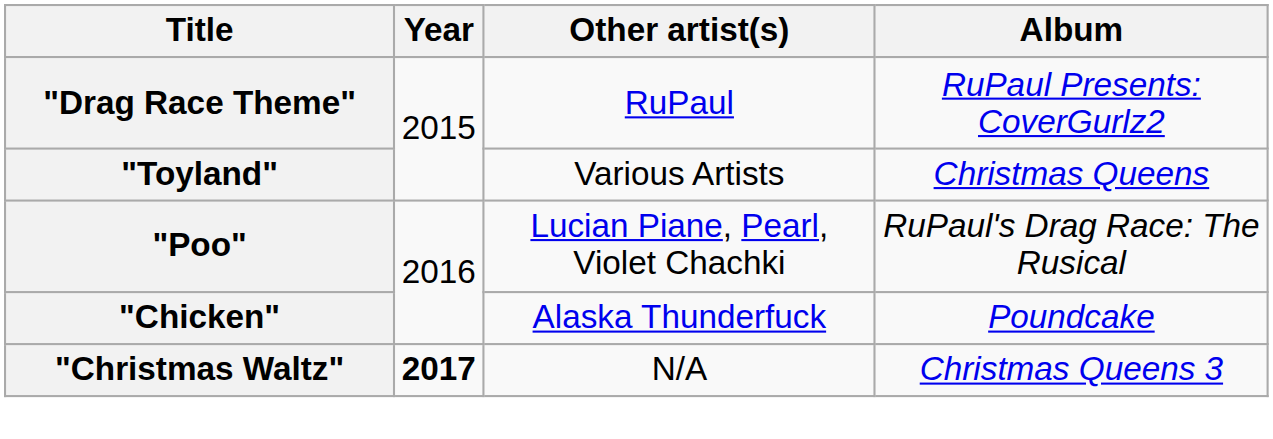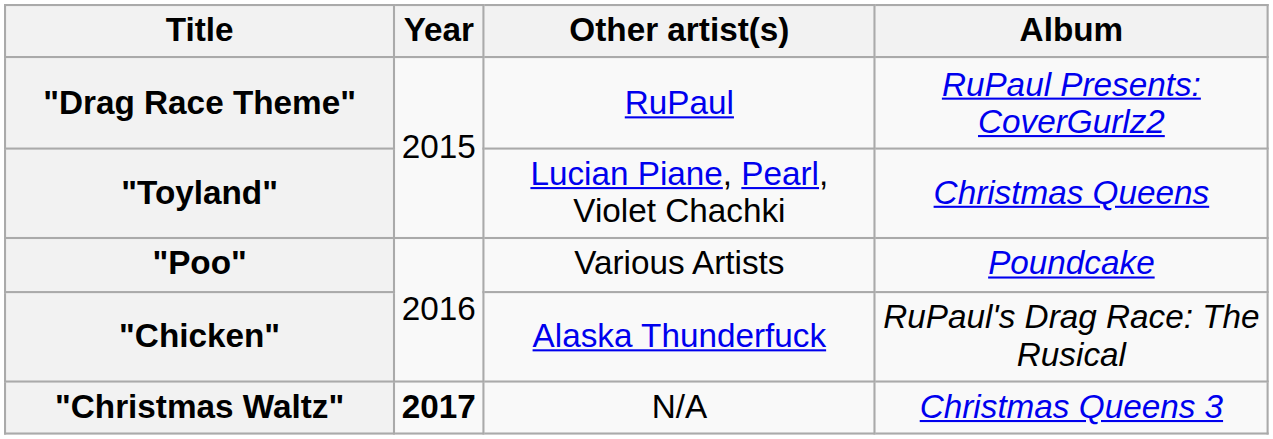(679, 173) Various Artists -> (679, 192) Lucian Piane, Pearl, Violet Chachki
(679, 245) Lucian Piane, Pearl, Violet Chachki -> (679, 264) Various Artists
(1071, 245) RuPaul's Drag Race: The Rusical -> (1071, 264) Poundcake
(1071, 316) Poundcake -> (1071, 335) RuPaul's Drag Race: The Rusical
